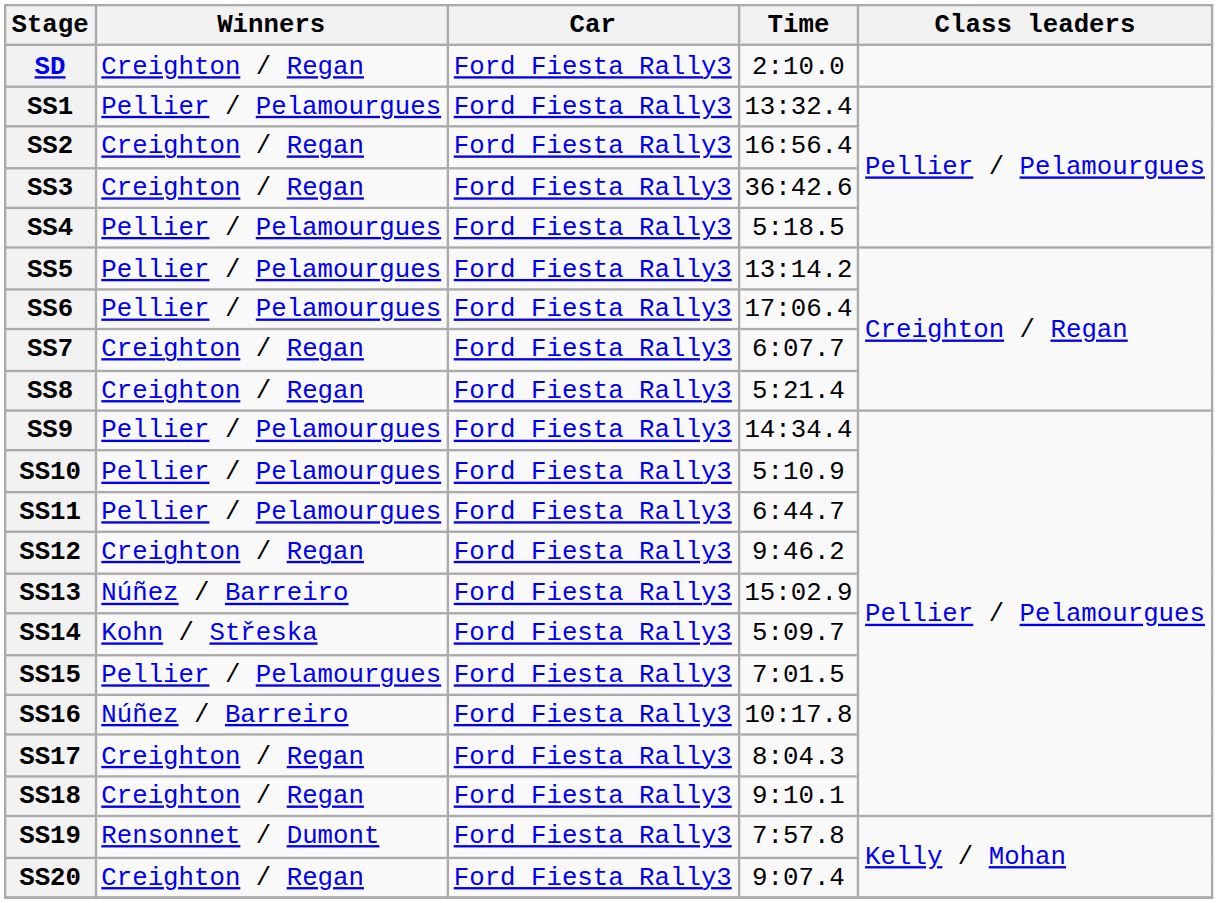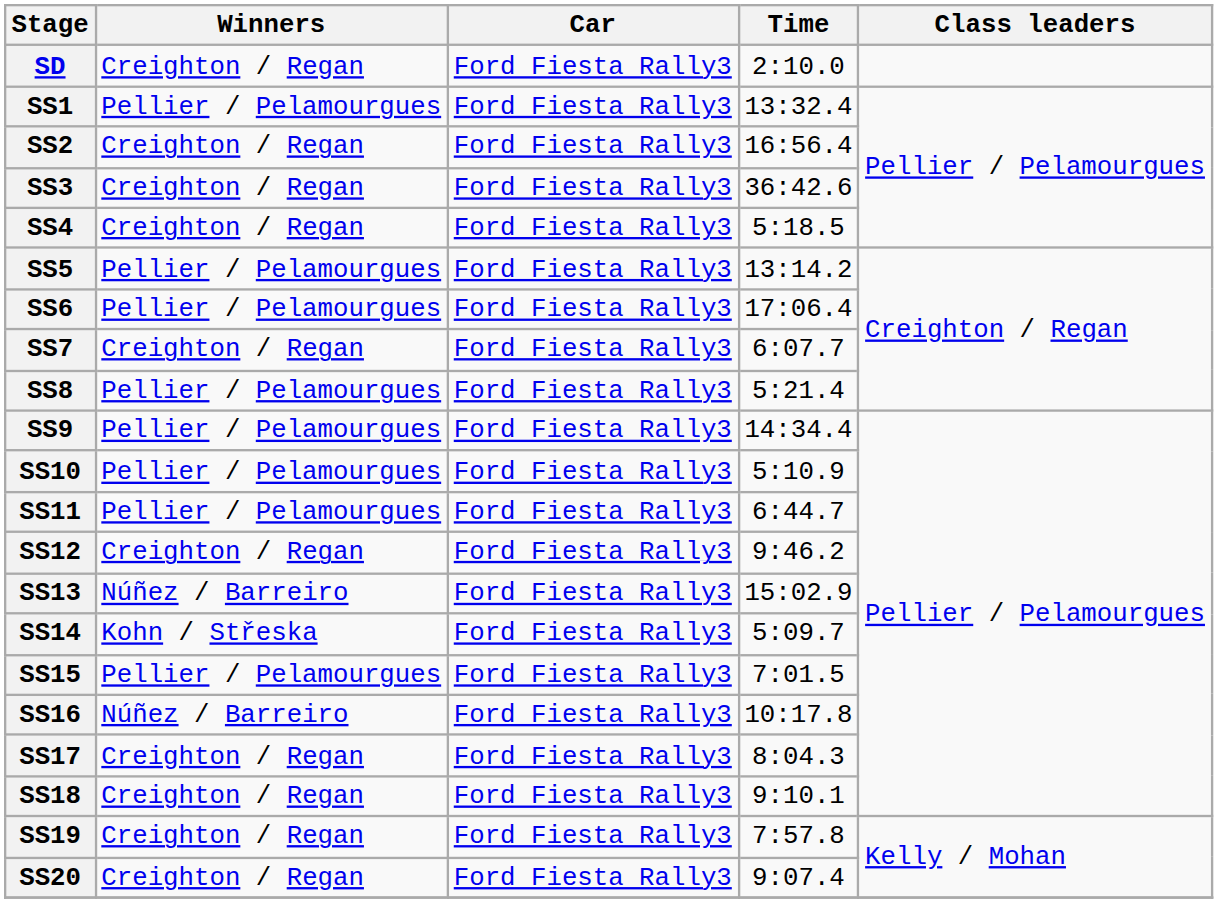(271, 228) Pellier / Pelamourgues -> (233, 228) Creighton / Regan
(233, 390) Creighton / Regan -> (271, 390) Pellier / Pelamourgues
(240, 837) Rensonnet / Dumont -> (233, 837) Creighton / Regan
